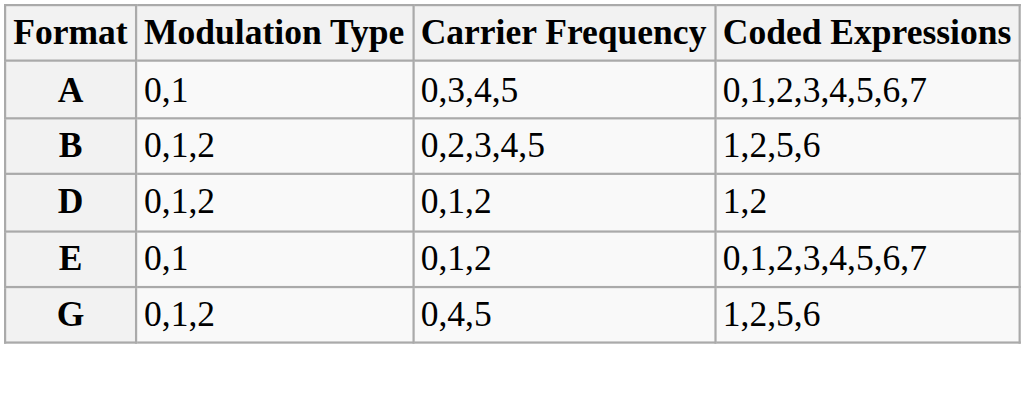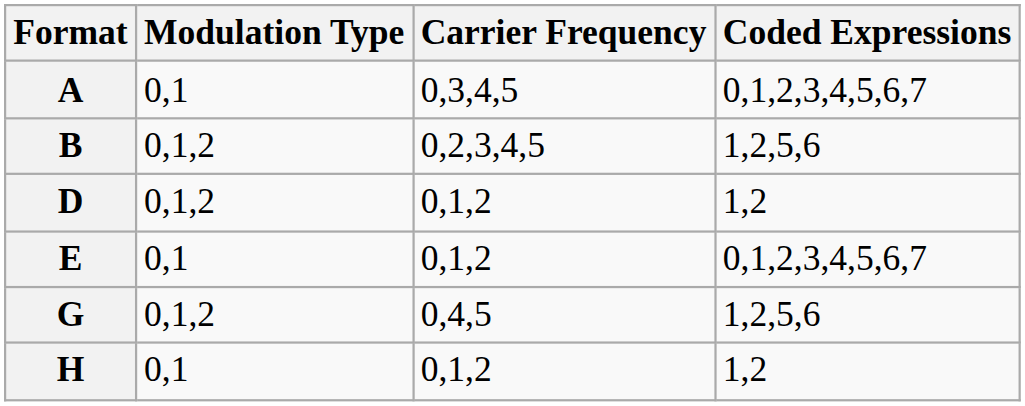+ row: (70, 370)
